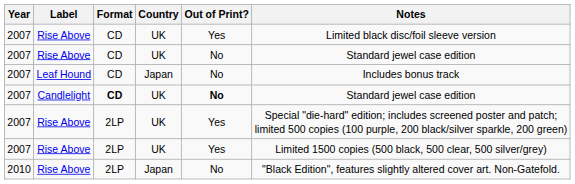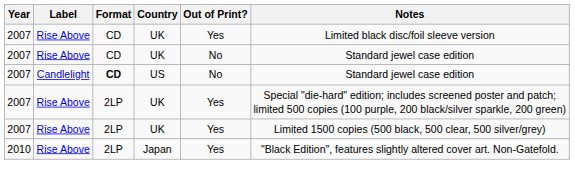- row: (19, 75)
(159, 95) UK -> (157, 75) US
(217, 94) bold -> (216, 75) normal
(217, 169) No -> (216, 149) Yes
